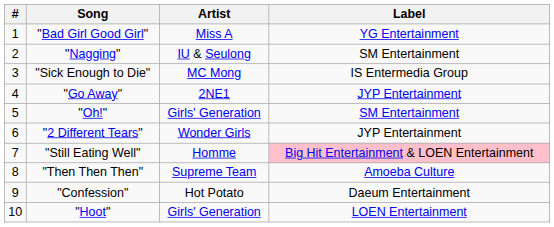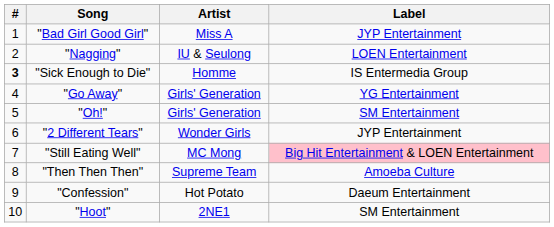(409, 34) YG Entertainment -> (409, 34) JYP Entertainment
(409, 53) SM Entertainment -> (409, 53) LOEN Entertainment
(15, 73) normal -> (15, 73) bold
(214, 73) MC Mong -> (214, 73) Homme
(214, 93) 2NE1 -> (214, 93) Girls' Generation
(409, 93) JYP Entertainment -> (409, 93) YG Entertainment
(214, 152) Homme -> (214, 152) MC Mong
(214, 212) Girls' Generation -> (214, 212) 2NE1
(409, 212) LOEN Entertainment -> (409, 212) SM Entertainment
